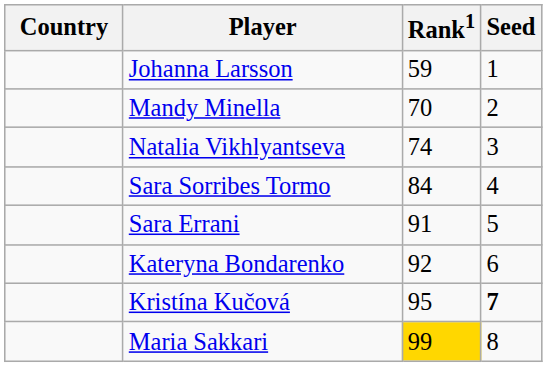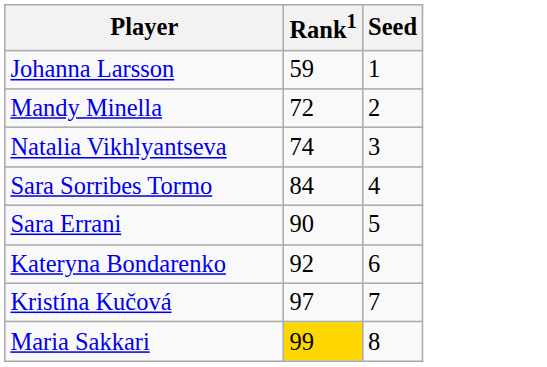- column: (64, 27)
(420, 108) 70 -> (302, 108) 72
(420, 224) 91 -> (302, 224) 90
(420, 302) 95 -> (302, 302) 97
(493, 302) bold -> (374, 302) normal
